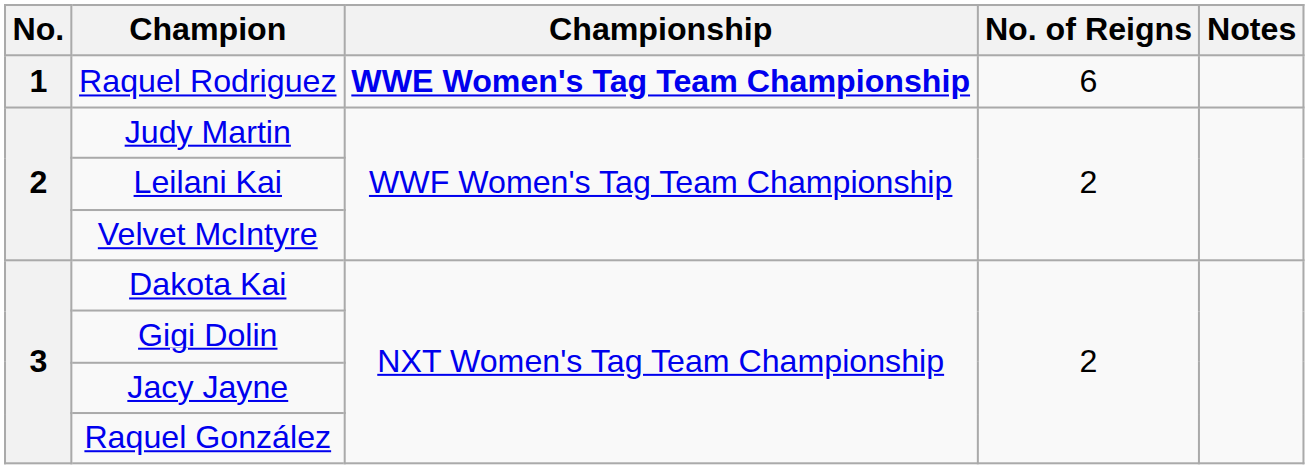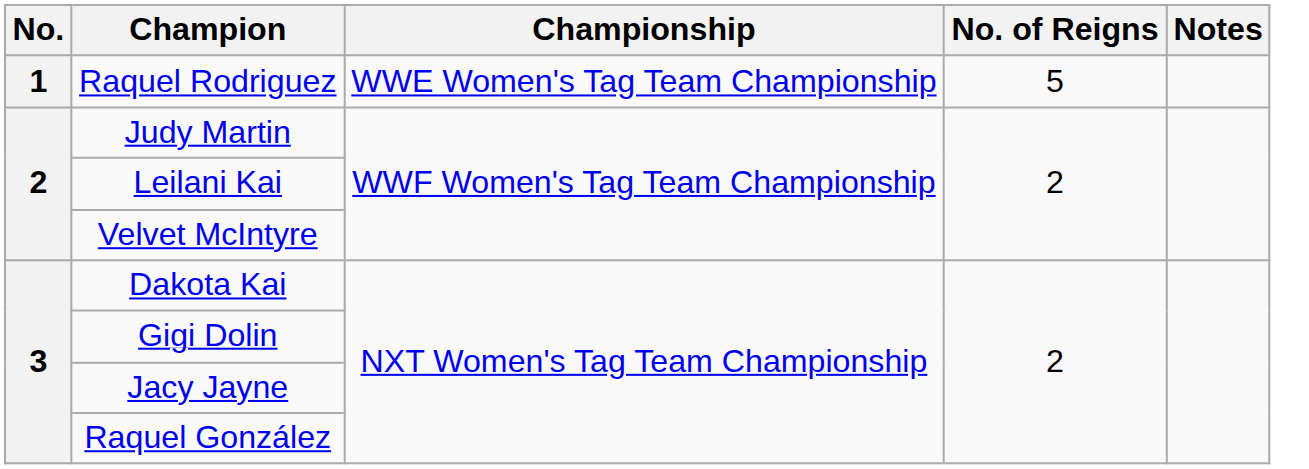(661, 81) bold -> (644, 81) normal
(1088, 81) 6 -> (1055, 81) 5
